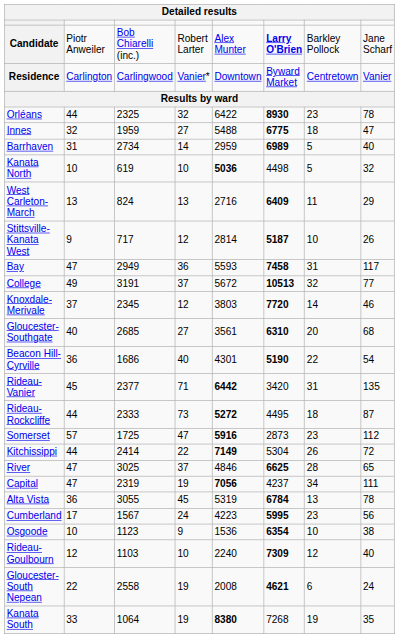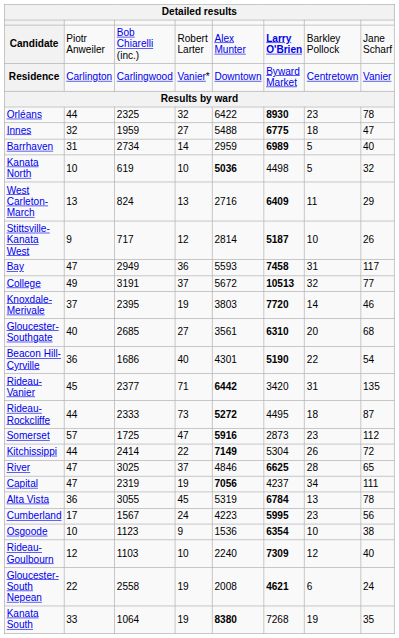(128, 305) 2345 -> (128, 305) 2395
(183, 305) 12 -> (183, 305) 19
